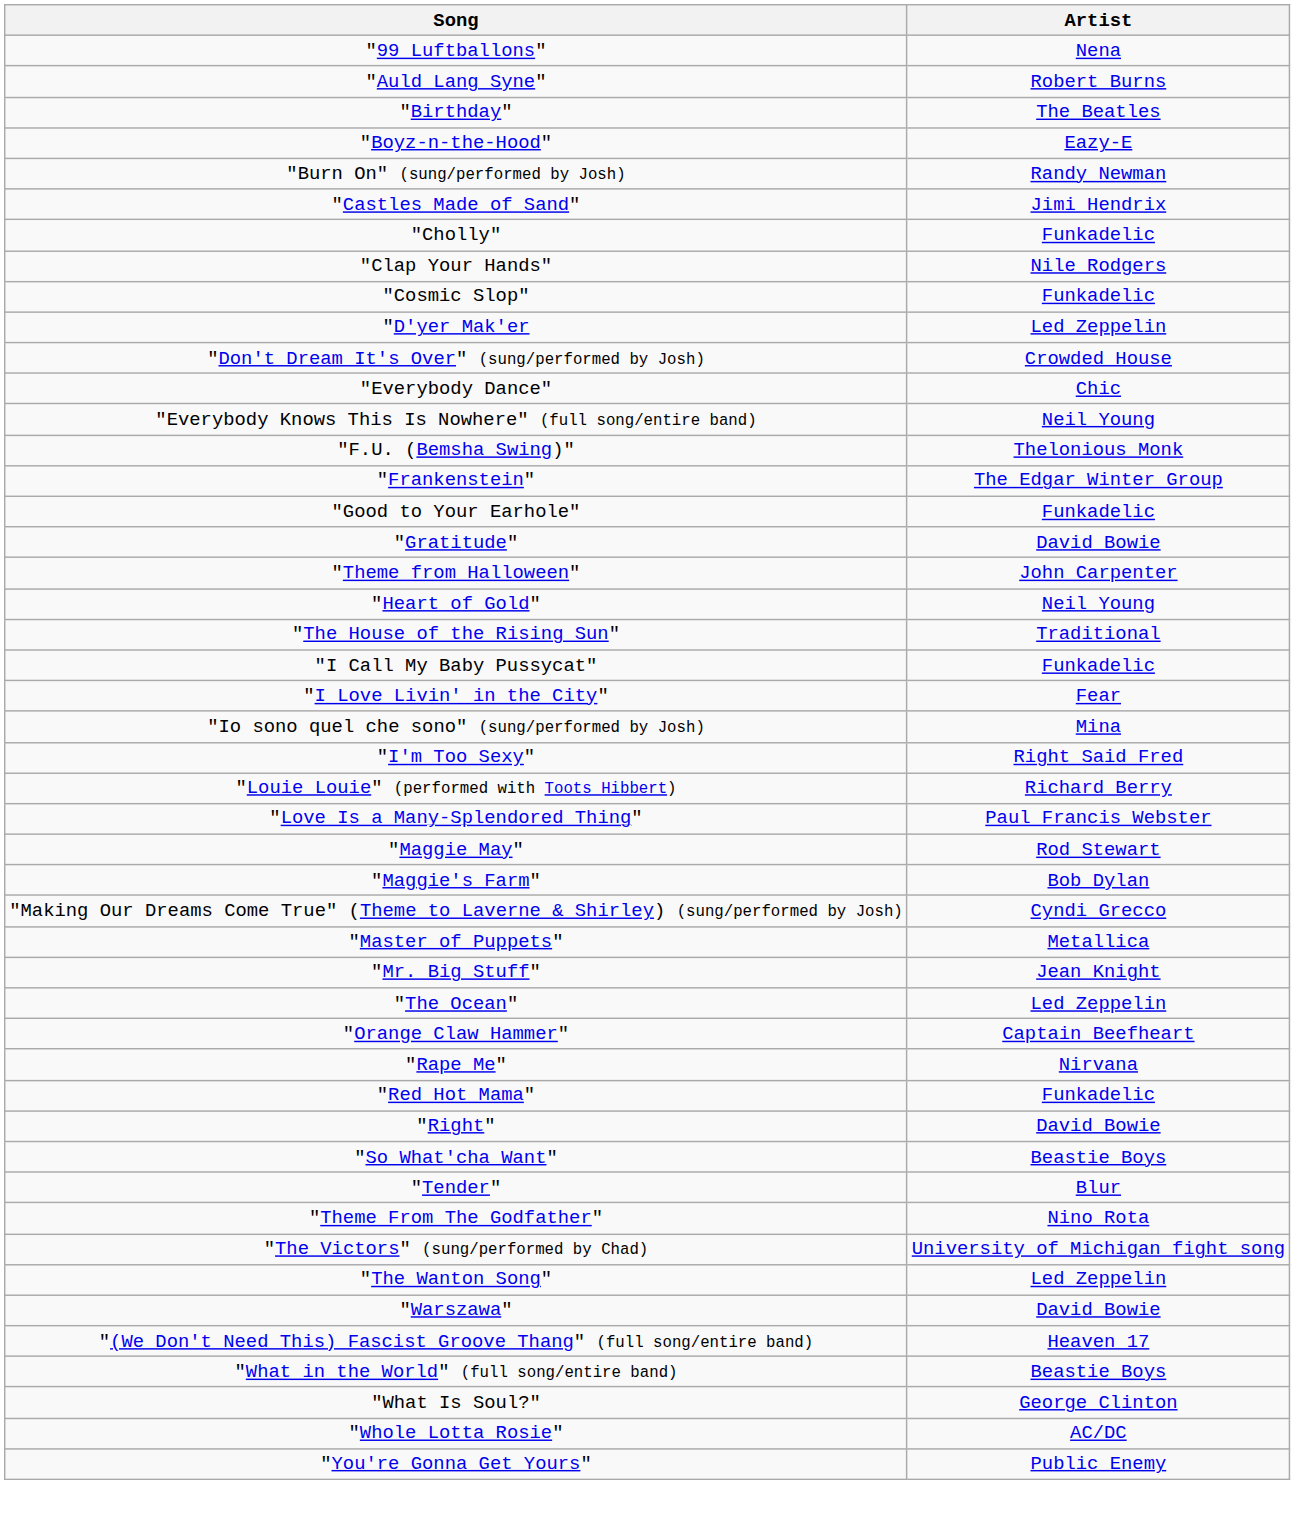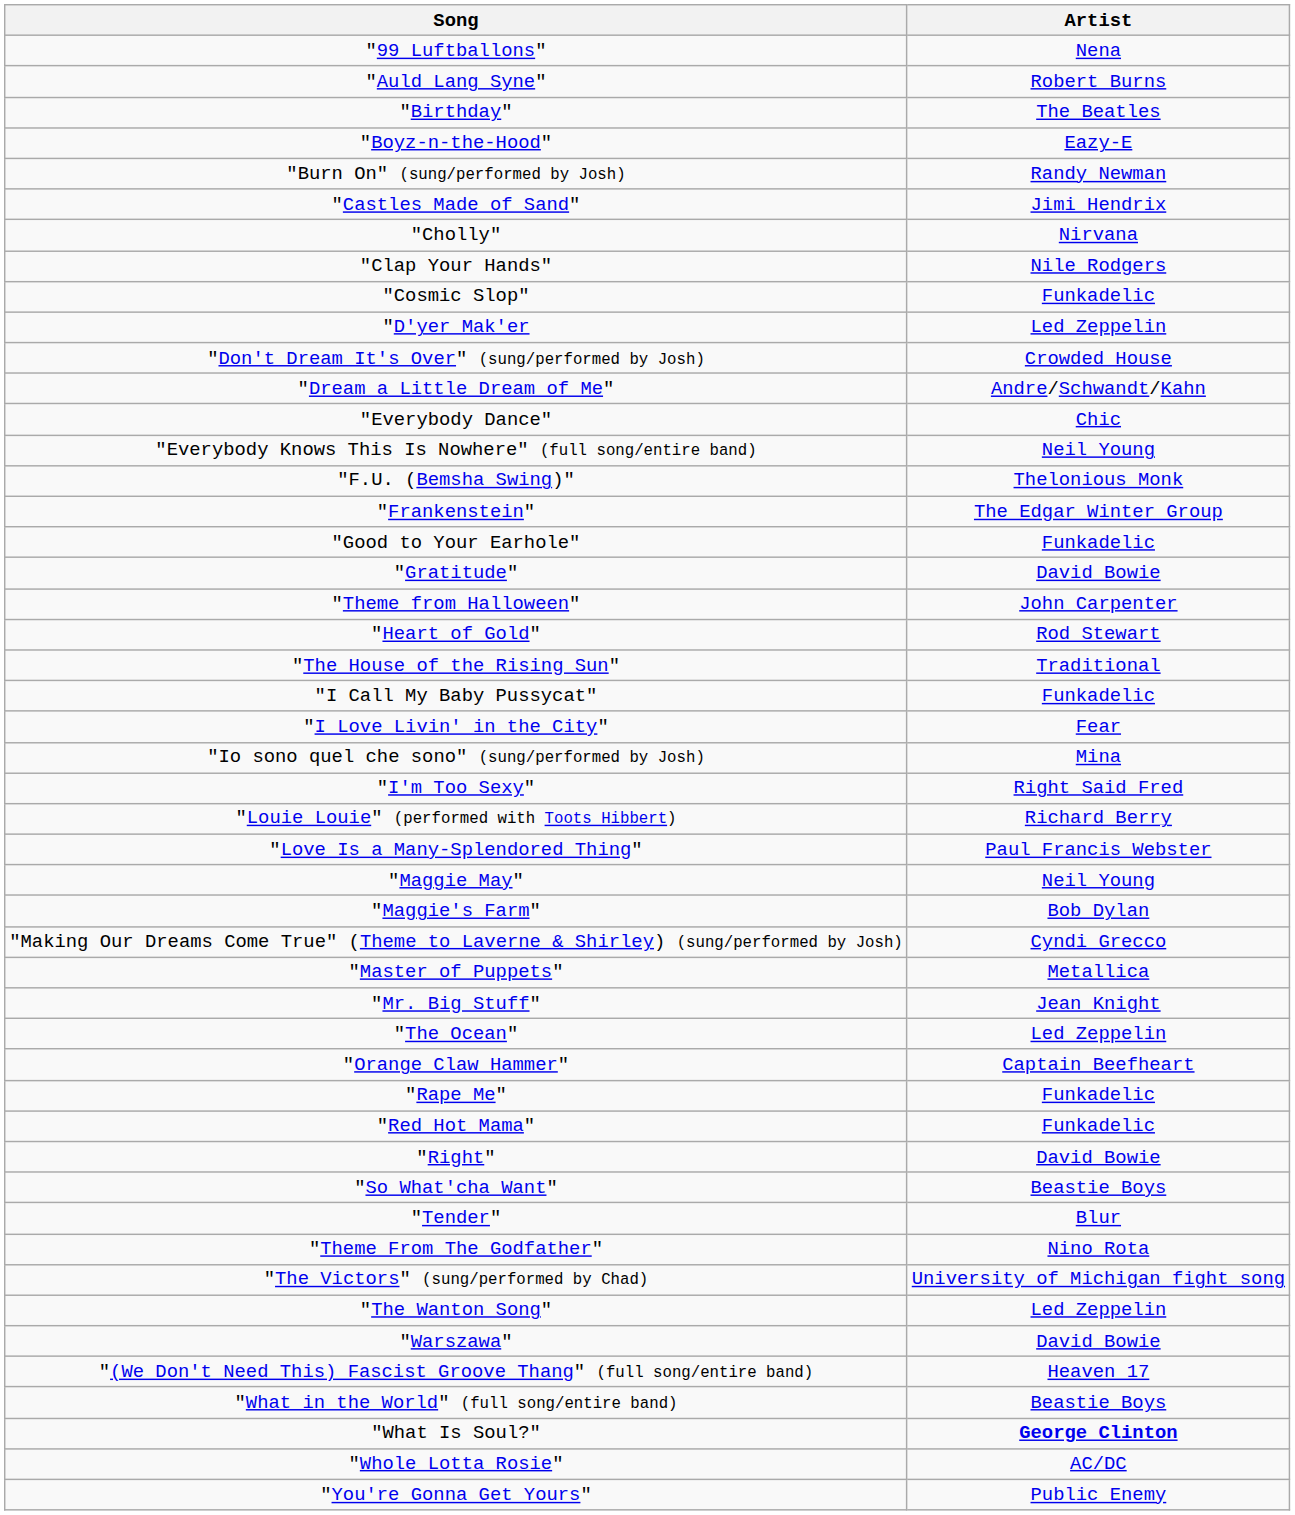(1098, 235) Funkadelic -> (1098, 235) Nirvana
+ row: (456, 389)
(1098, 604) Neil Young -> (1098, 635) Rod Stewart
(1098, 850) Rod Stewart -> (1098, 880) Neil Young
(1098, 1065) Nirvana -> (1098, 1095) Funkadelic
(1098, 1403) normal -> (1098, 1433) bold
